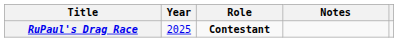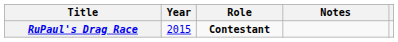(179, 29) 2025 -> (179, 29) 2015
